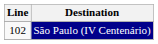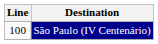(18, 30) 102 -> (18, 30) 100
